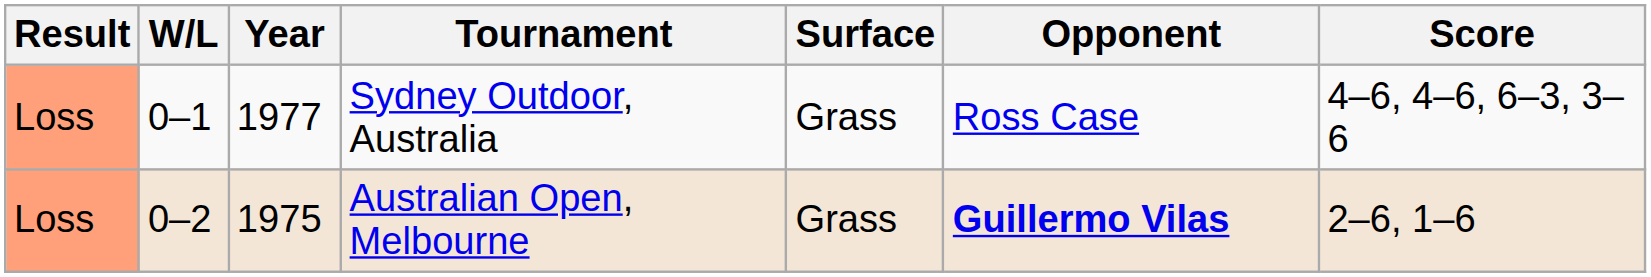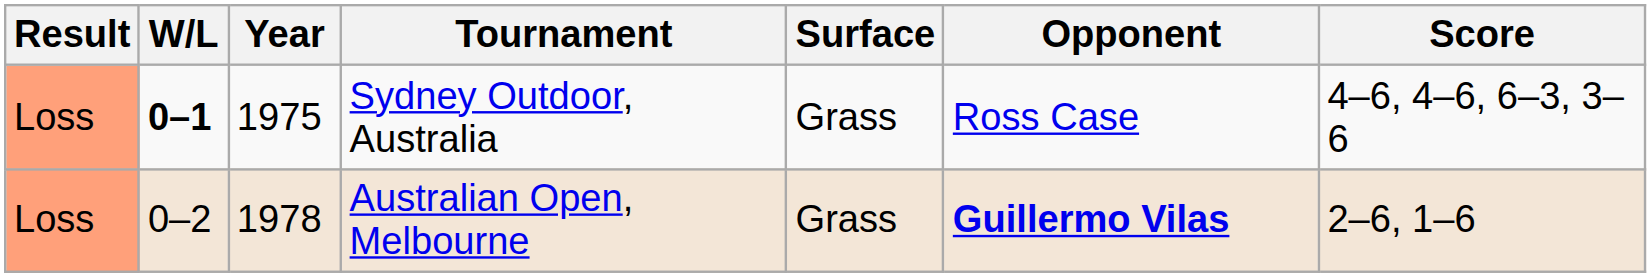(180, 116) normal -> (180, 116) bold
(279, 116) 1977 -> (279, 116) 1975
(279, 219) 1975 -> (279, 219) 1978
